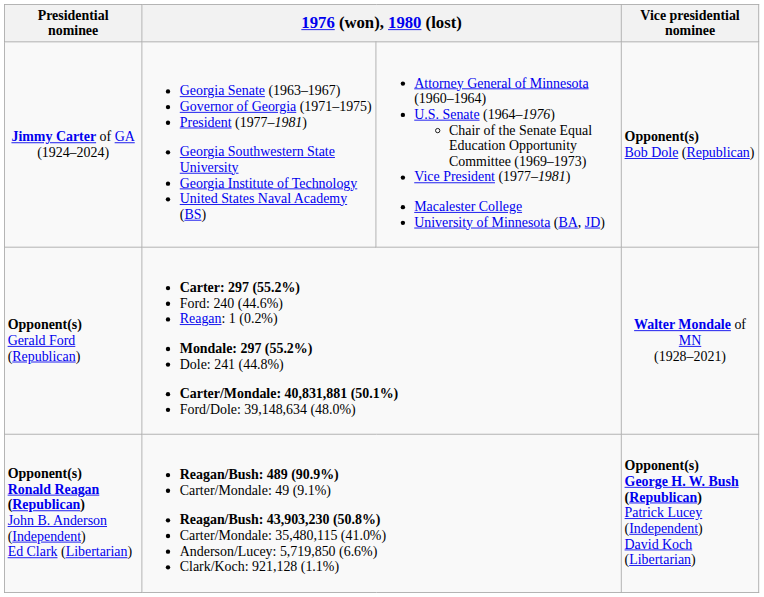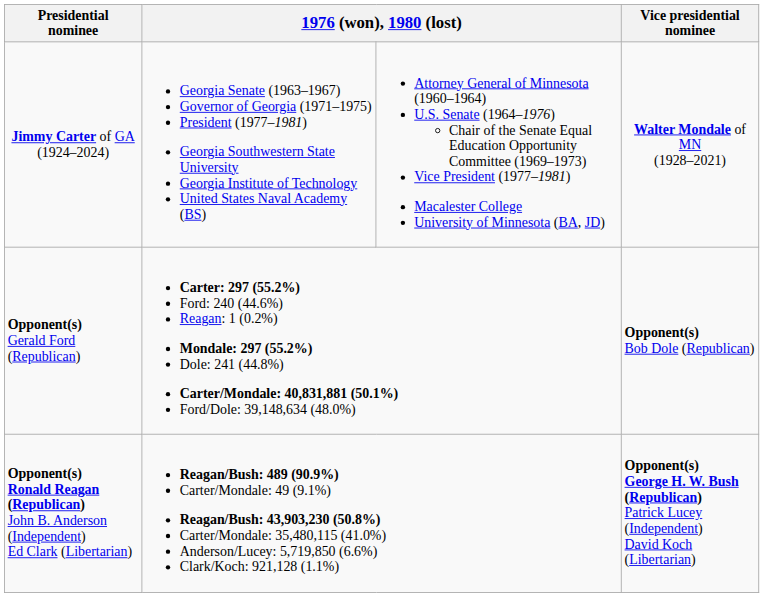(690, 144) Opponent(s) Bob Dole (Republican) -> (690, 144) Walter Mondale of MN (1928–2021)
(690, 340) Walter Mondale of MN (1928–2021) -> (690, 340) Opponent(s) Bob Dole (Republican)
